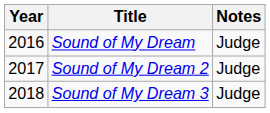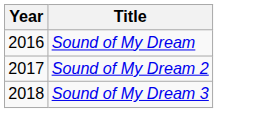- column: (239, 17)
